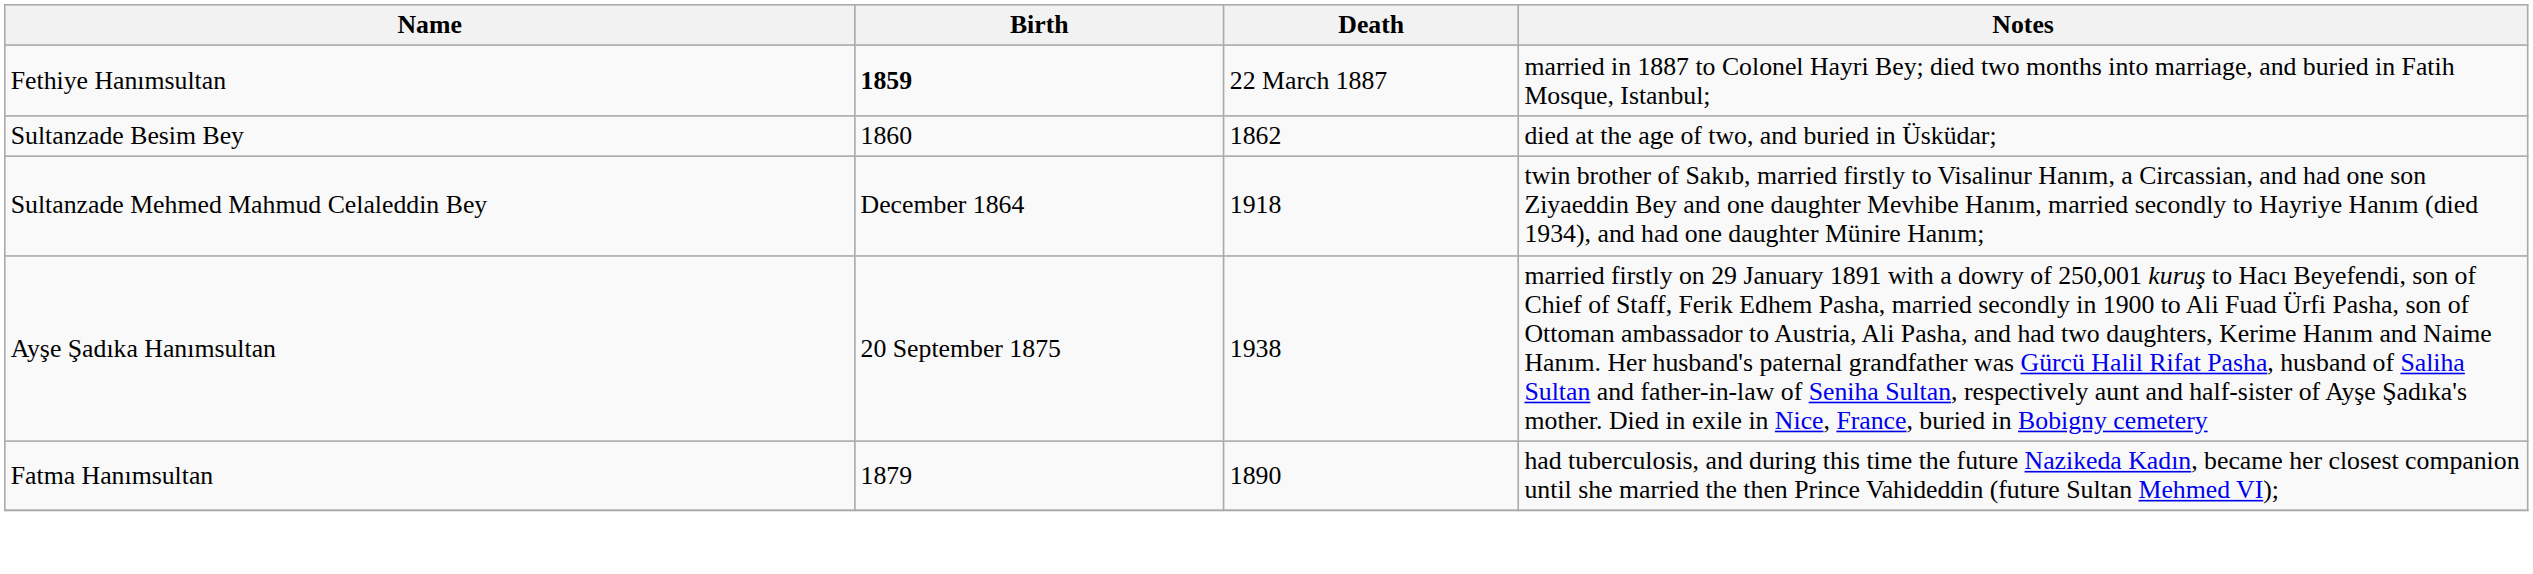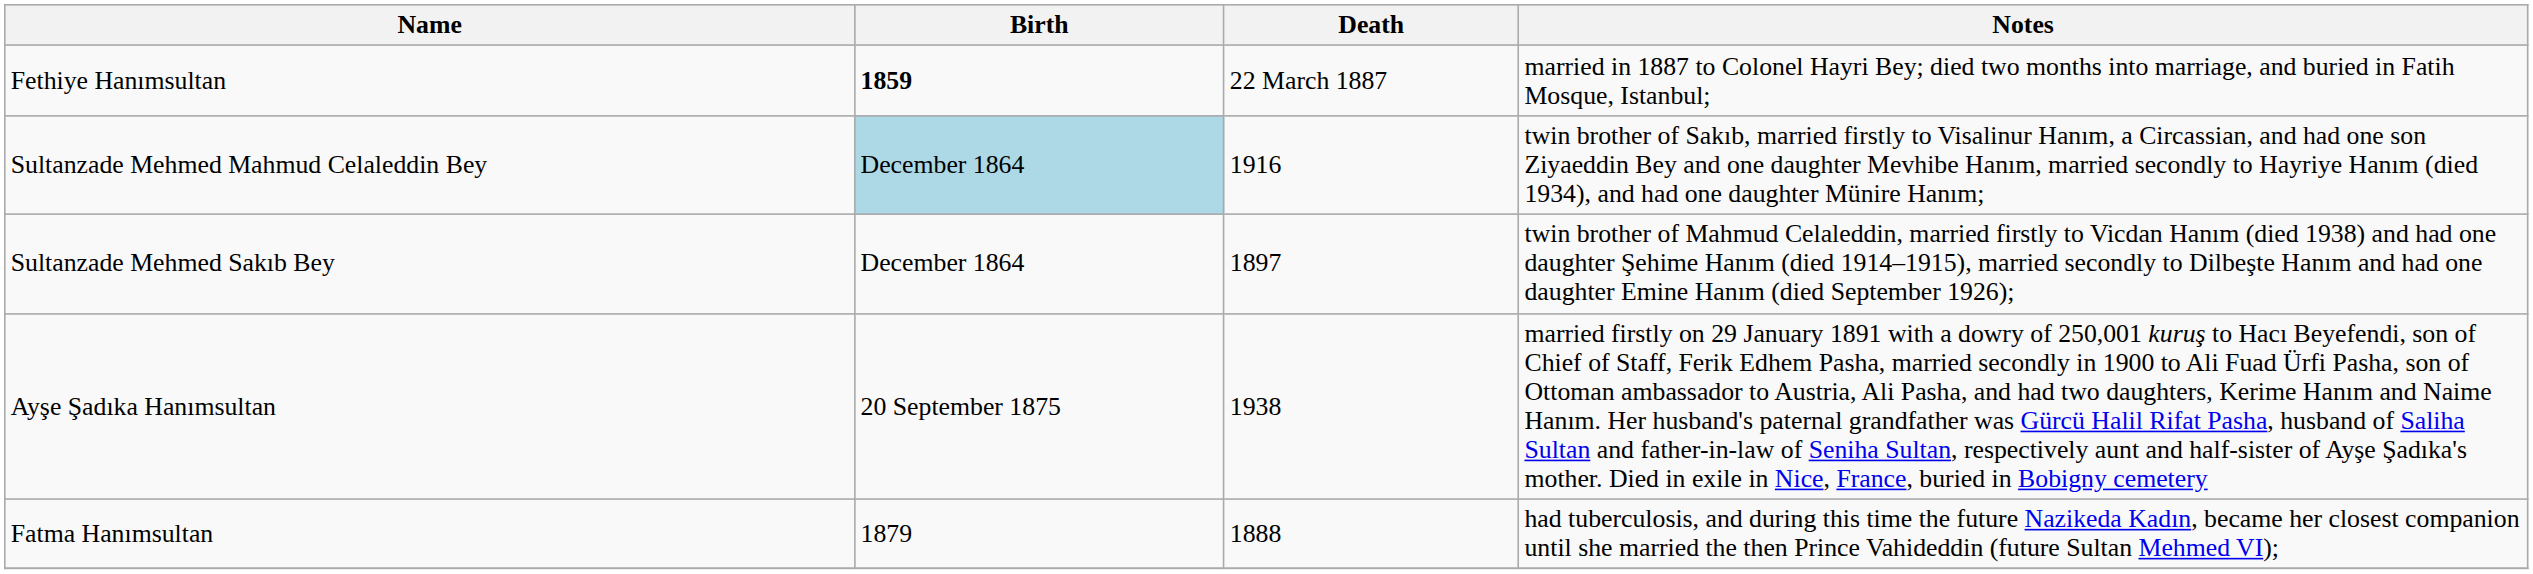- row: (127, 135)
(942, 205) no background -> (942, 164) lightblue background
(1256, 205) 1918 -> (1256, 164) 1916
+ row: (173, 263)
(1256, 475) 1890 -> (1256, 533) 1888
